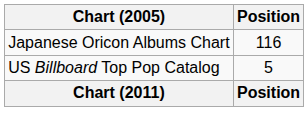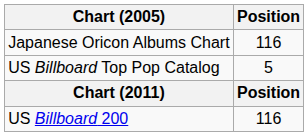+ row: (68, 118)
